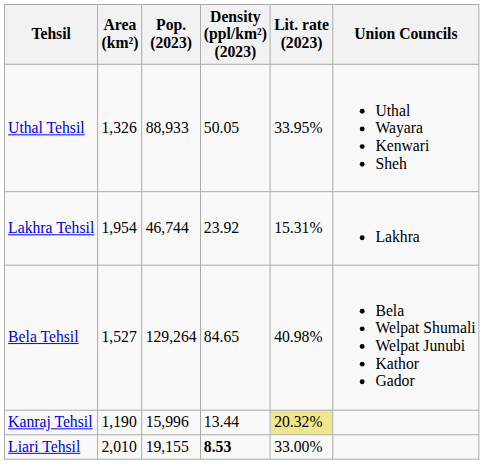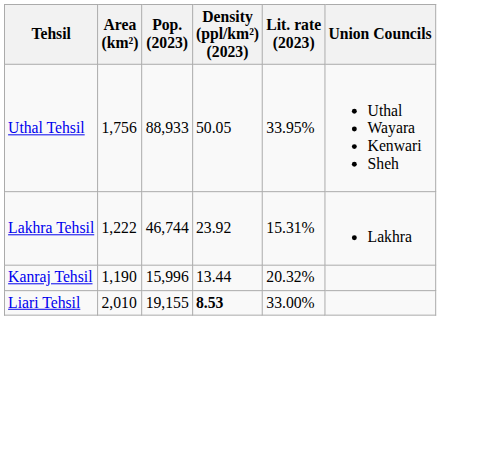(119, 128) 1,326 -> (119, 128) 1,756
(119, 228) 1,954 -> (119, 228) 1,222
- row: (43, 337)
(298, 422) khaki background -> (290, 277) no background
